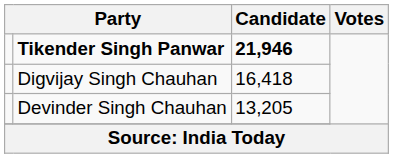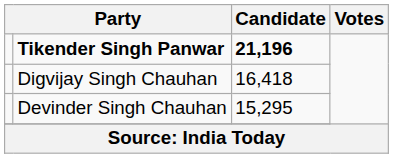(264, 49) 21,946 -> (264, 49) 21,196
(264, 108) 13,205 -> (264, 108) 15,295
